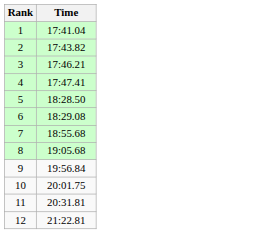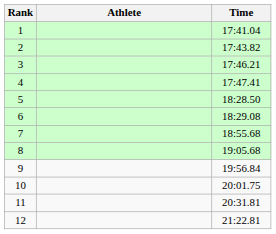+ column: (124, 13)
